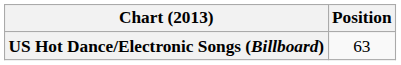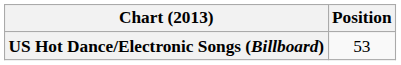(362, 45) 63 -> (362, 45) 53
